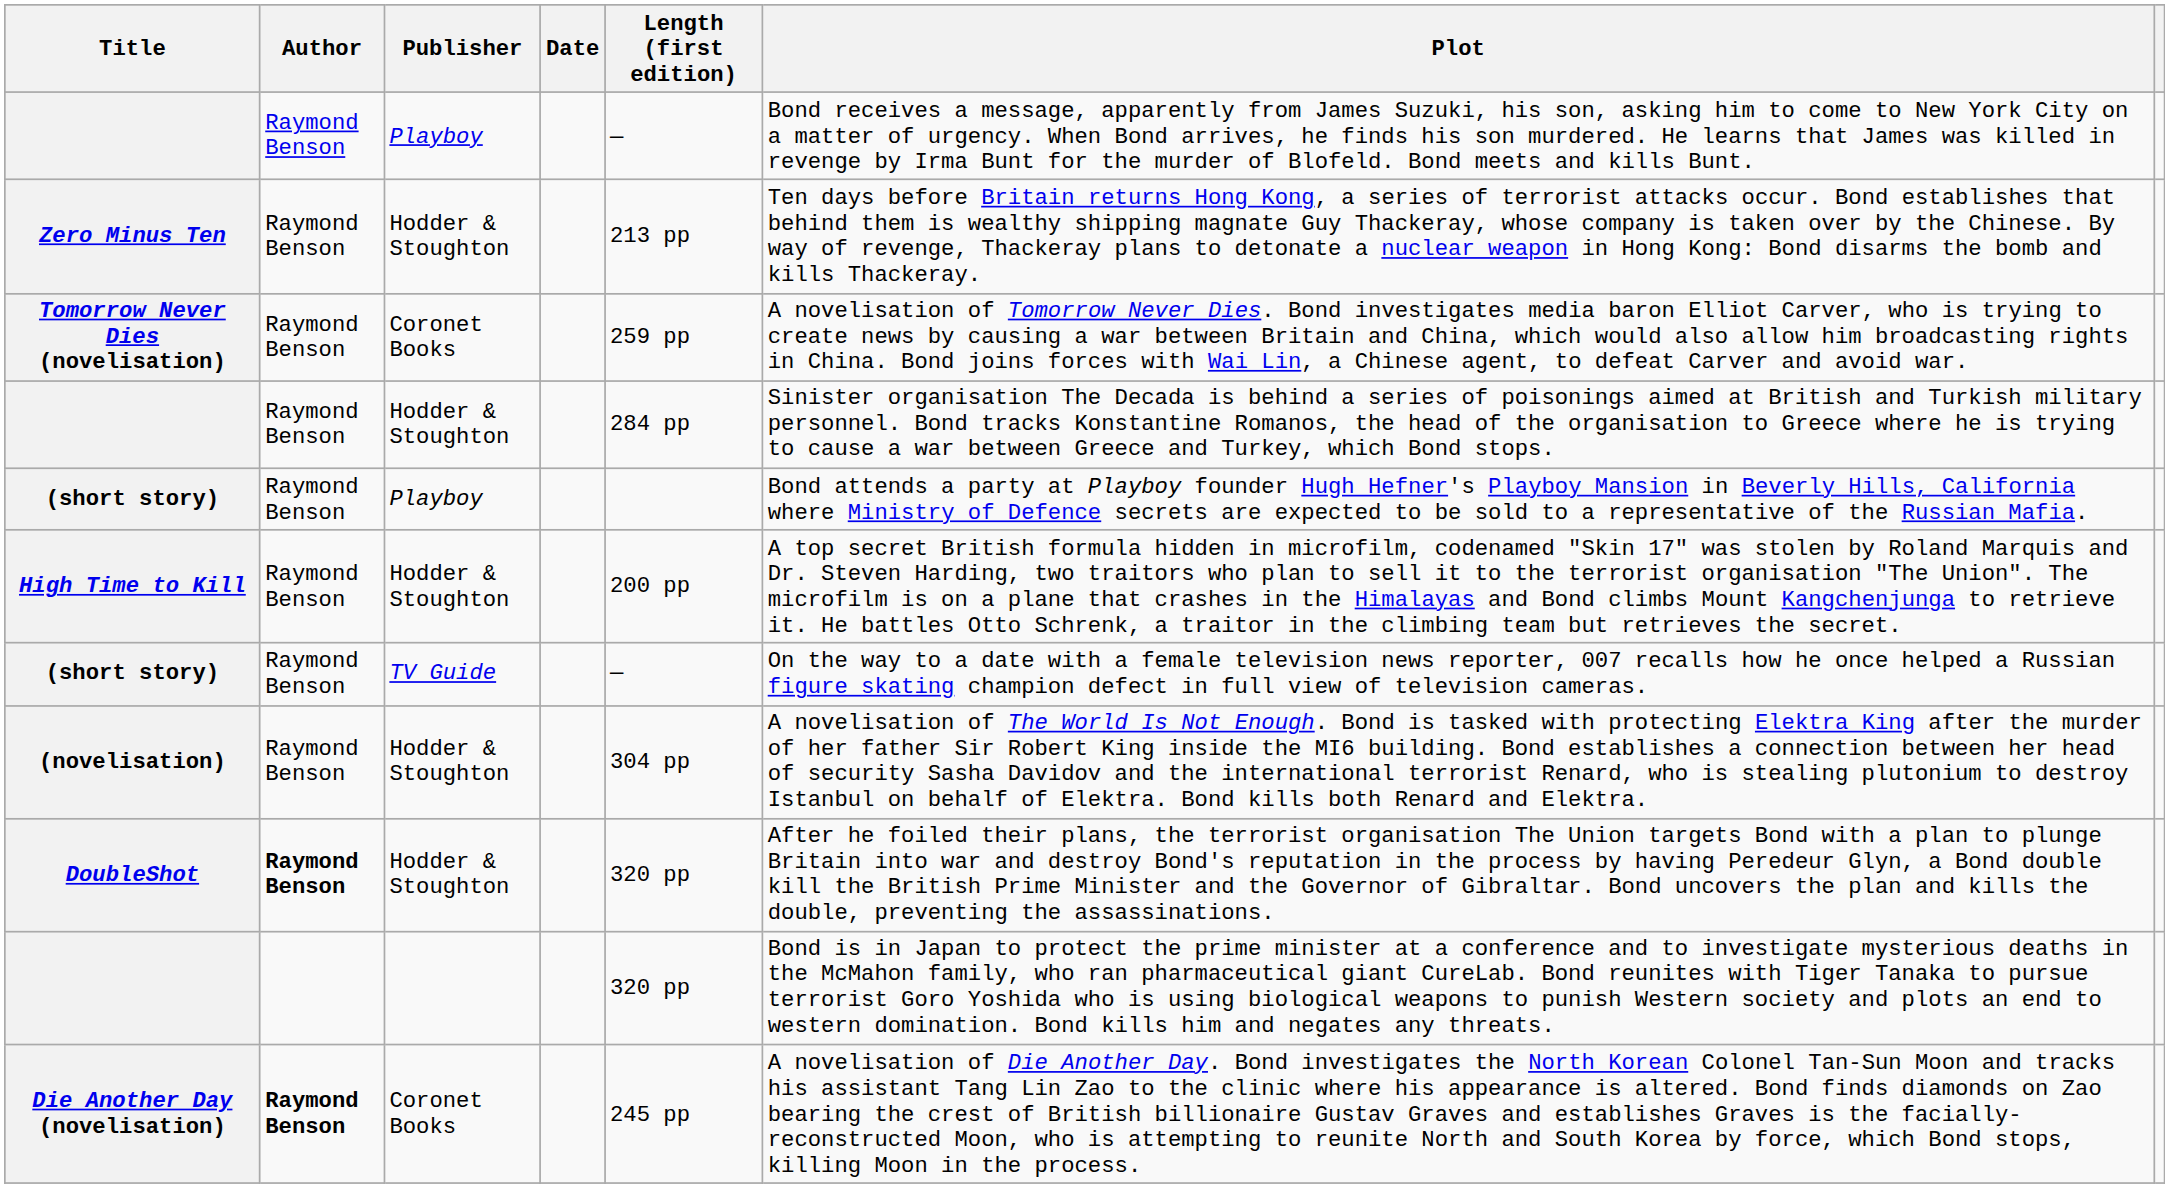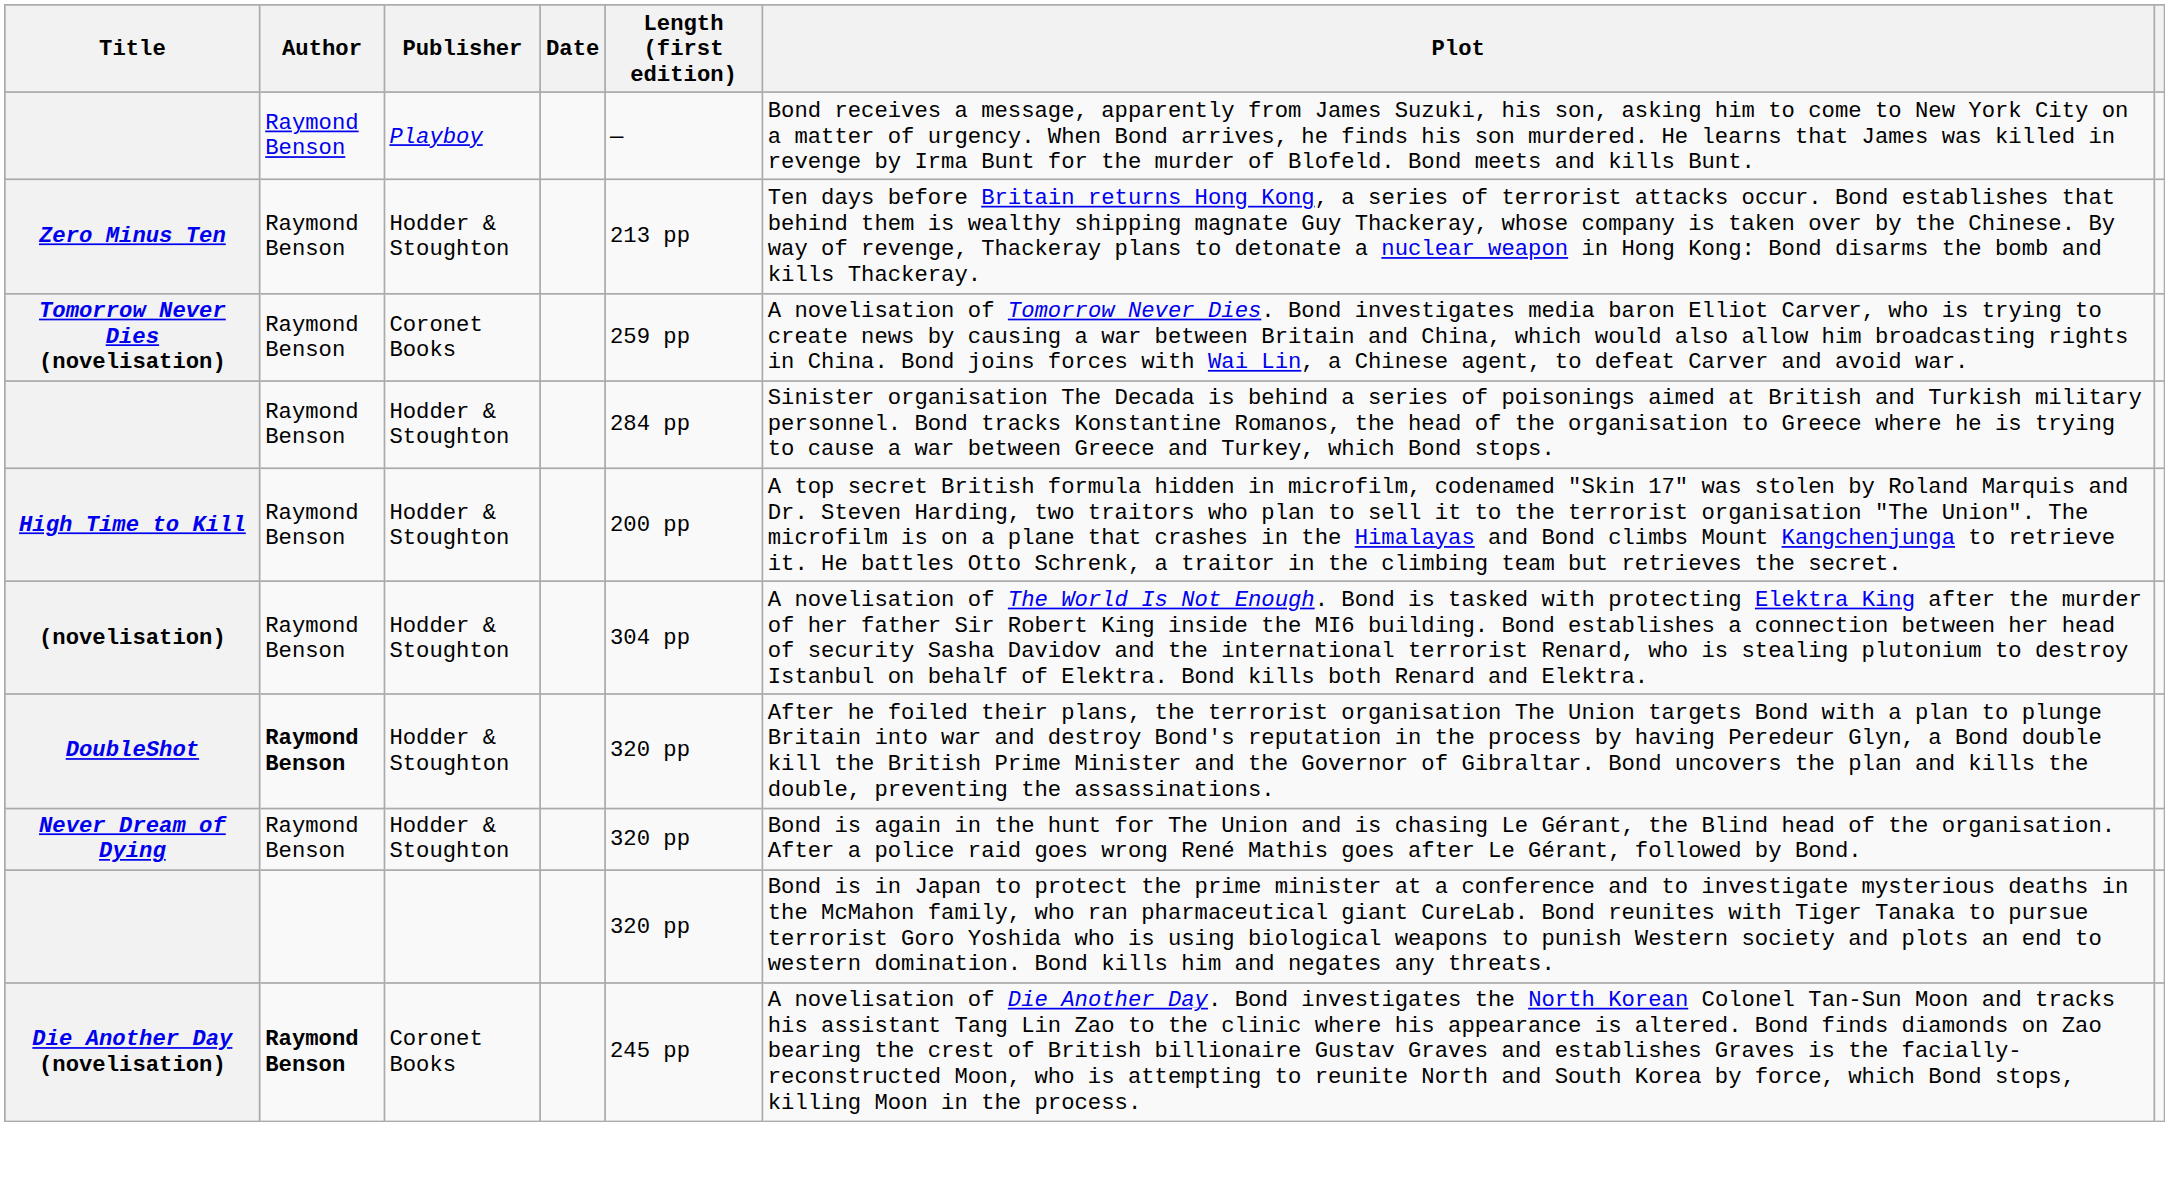- row: (132, 499)
- row: (132, 674)
+ row: (132, 839)
